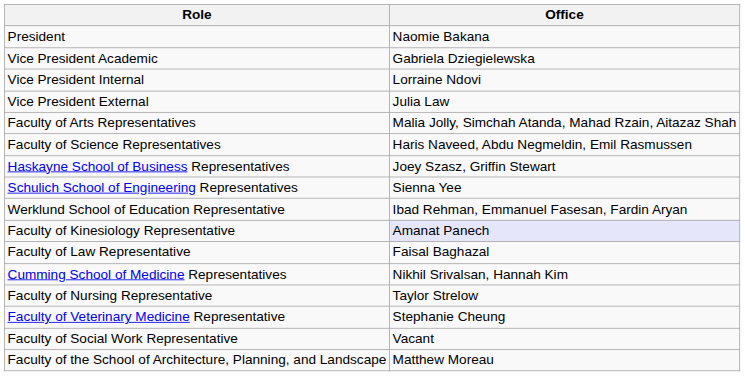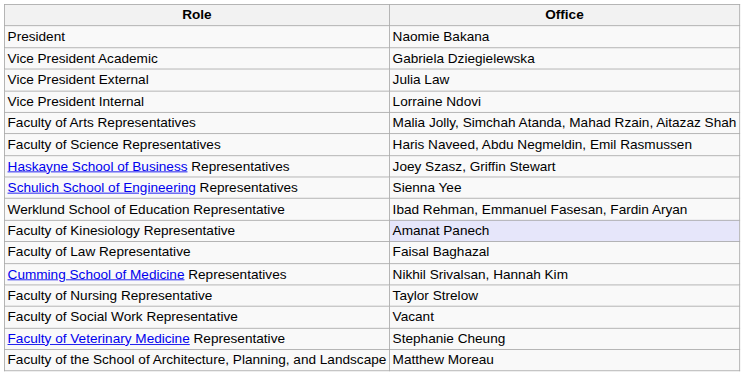rows swapped: (78, 101) <-> (76, 79)
rows swapped: (123, 338) <-> (146, 317)
